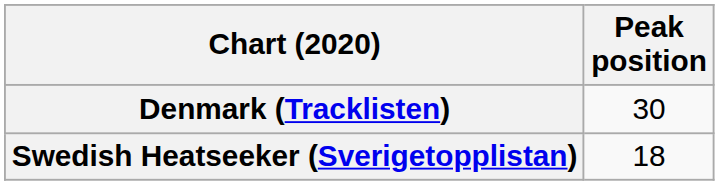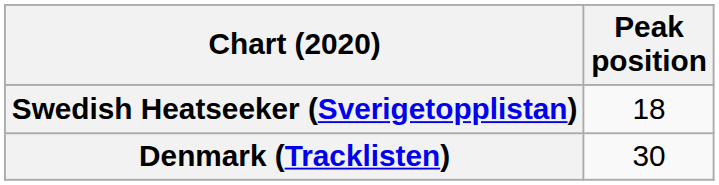rows swapped: (295, 108) <-> (295, 155)
